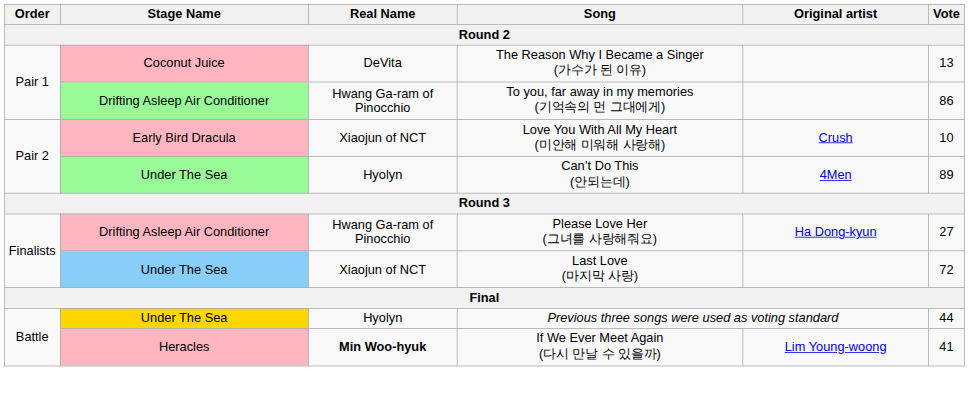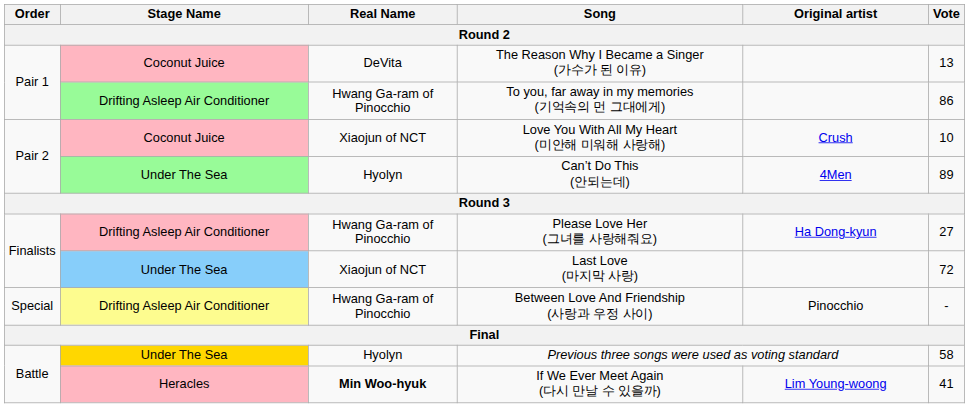(184, 137) Early Bird Dracula -> (184, 137) Coconut Juice
+ row: (600, 305)
(946, 318) 44 -> (946, 355) 58
